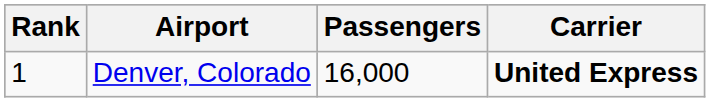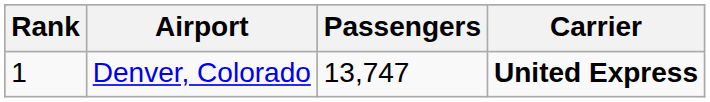(367, 73) 16,000 -> (367, 73) 13,747
